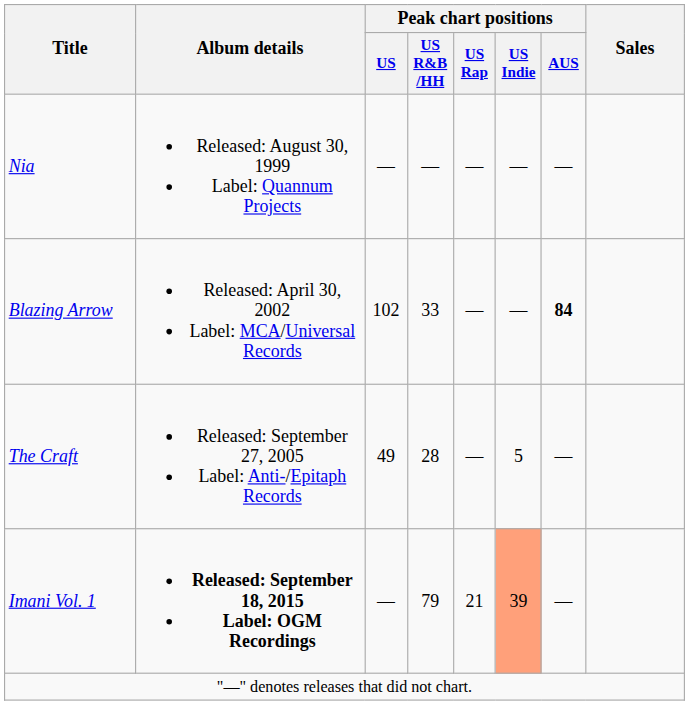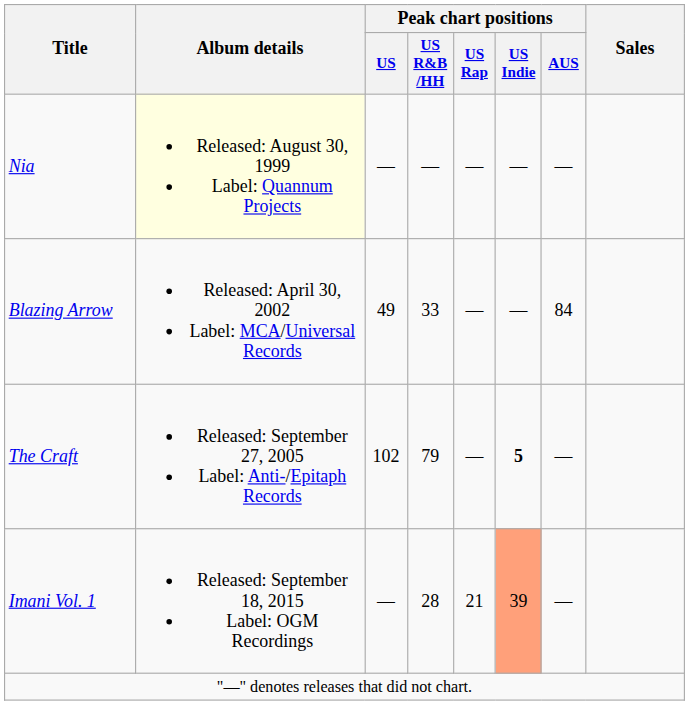(250, 176) no background -> (250, 176) lightyellow background
(386, 311) 102 -> (386, 311) 49
(564, 311) bold -> (564, 311) normal
(386, 456) 49 -> (386, 456) 102
(430, 456) 28 -> (430, 456) 79
(518, 456) normal -> (518, 456) bold
(250, 611) bold -> (250, 611) normal
(430, 601) 79 -> (430, 601) 28
